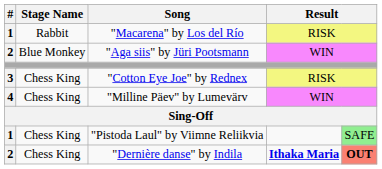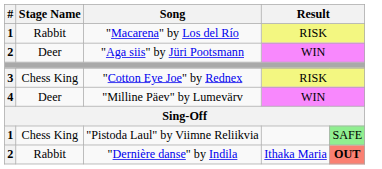(52, 52) Blue Monkey -> (50, 52) Deer
(52, 96) Chess King -> (50, 96) Deer
(52, 154) Chess King -> (50, 154) Rabbit
(304, 154) bold -> (296, 154) normal
